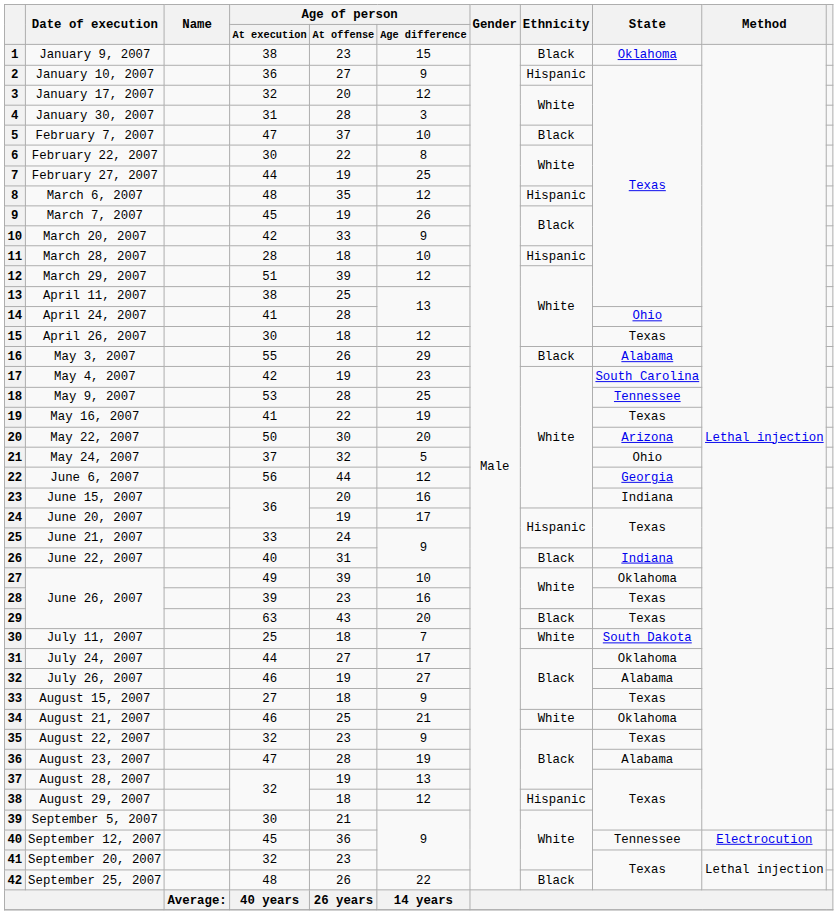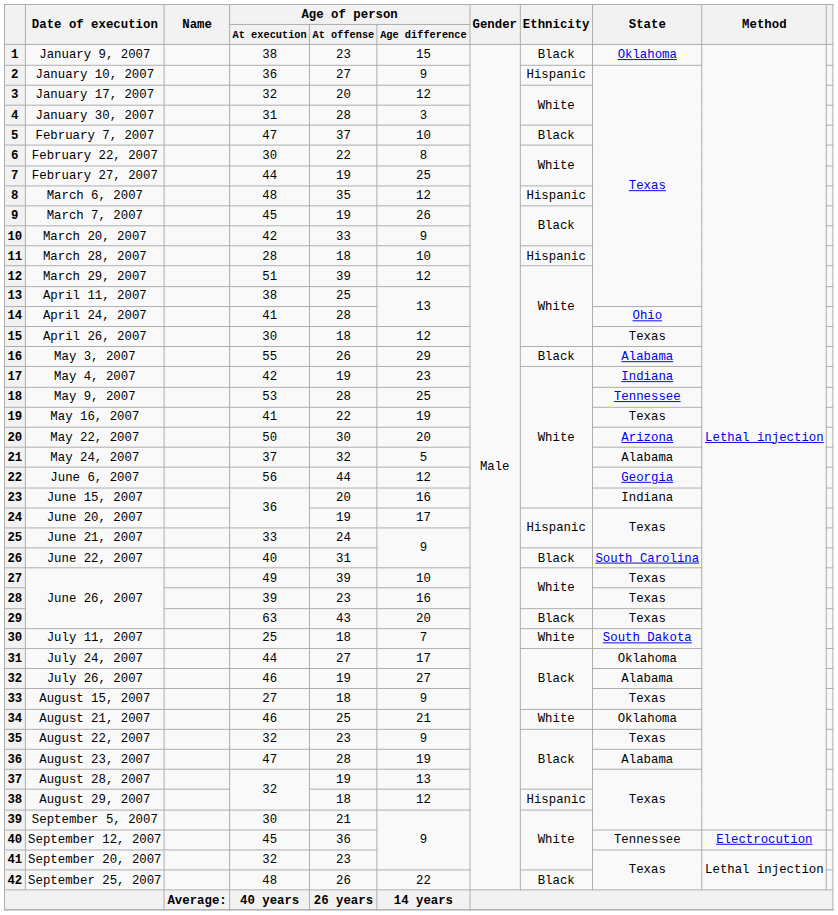(647, 377) South Carolina -> (647, 377) Indiana
(647, 457) Ohio -> (647, 457) Alabama
(647, 558) Indiana -> (647, 558) South Carolina
(647, 578) Oklahoma -> (647, 578) Texas
